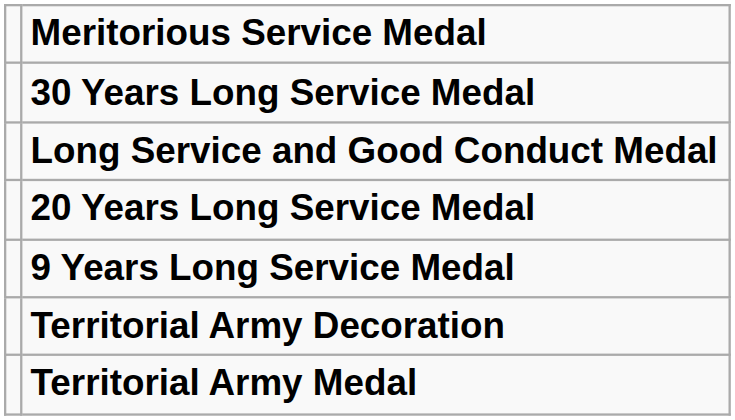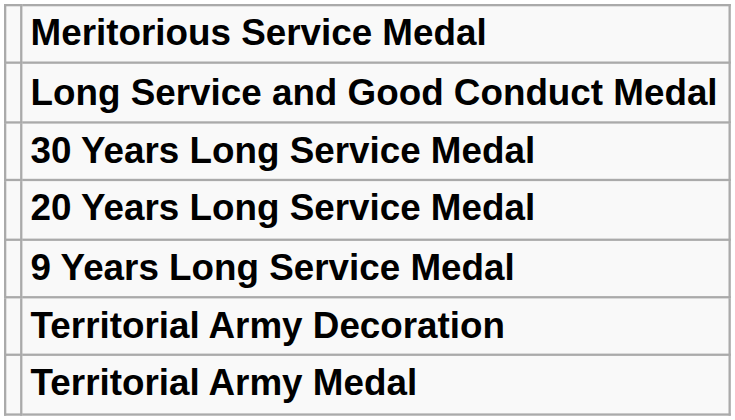rows swapped: (374, 150) <-> (283, 92)
